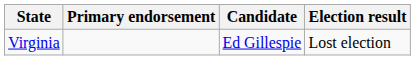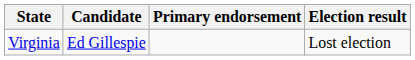columns swapped: (262, 17) <-> (141, 17)
